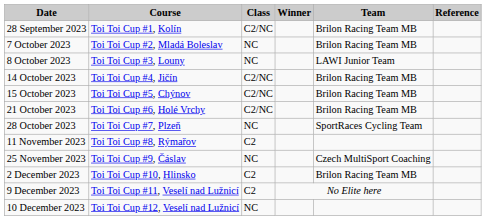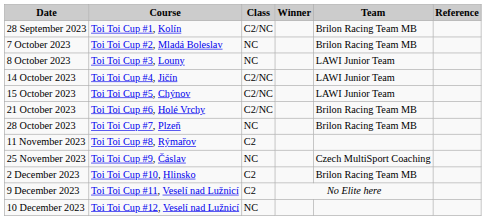(366, 77) Brilon Racing Team MB -> (355, 77) LAWI Junior Team
(366, 93) Brilon Racing Team MB -> (355, 93) LAWI Junior Team
(369, 126) SportRaces Cycling Team -> (366, 126) Brilon Racing Team MB
